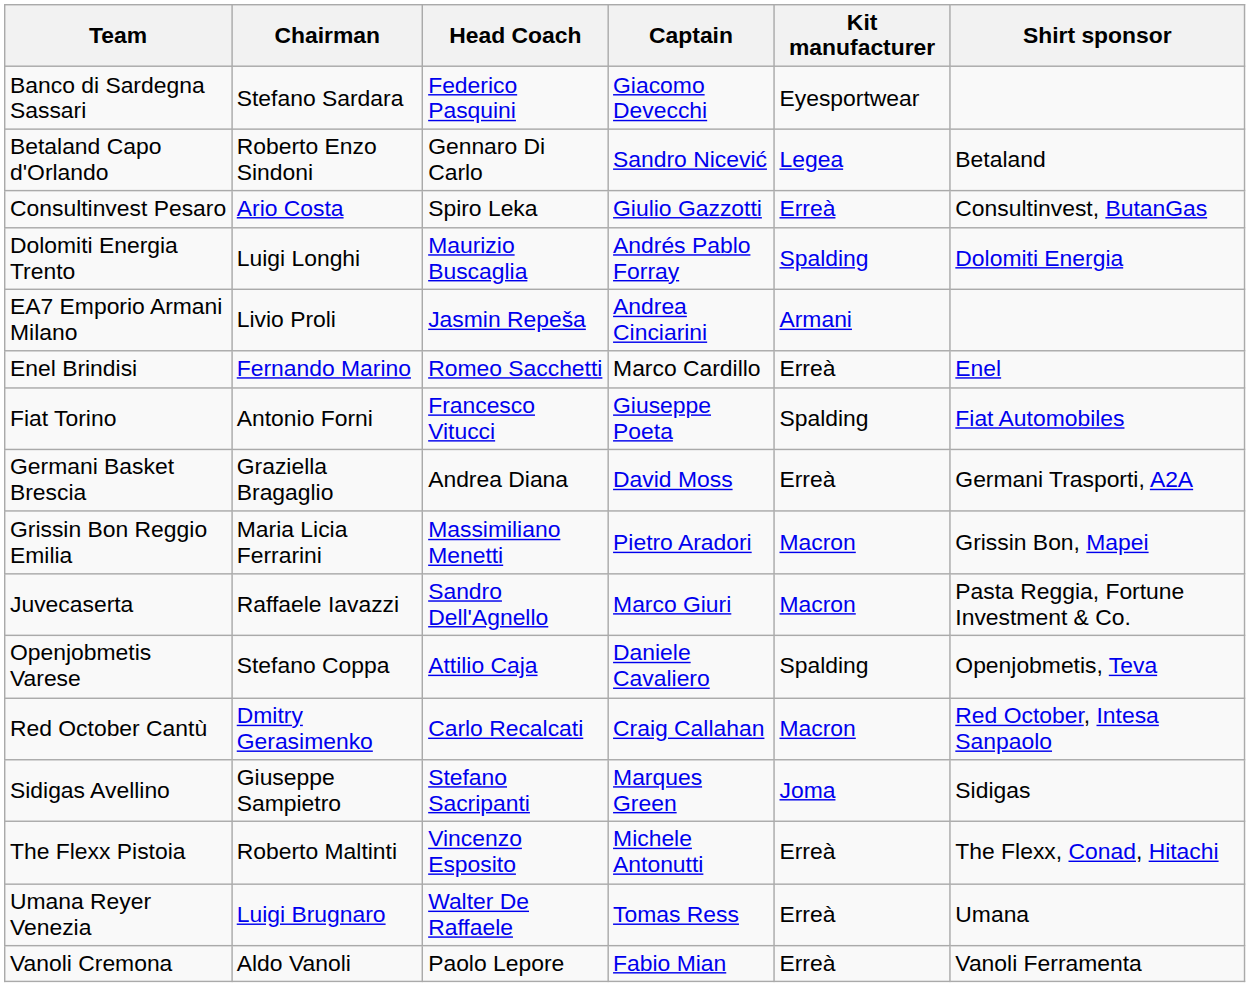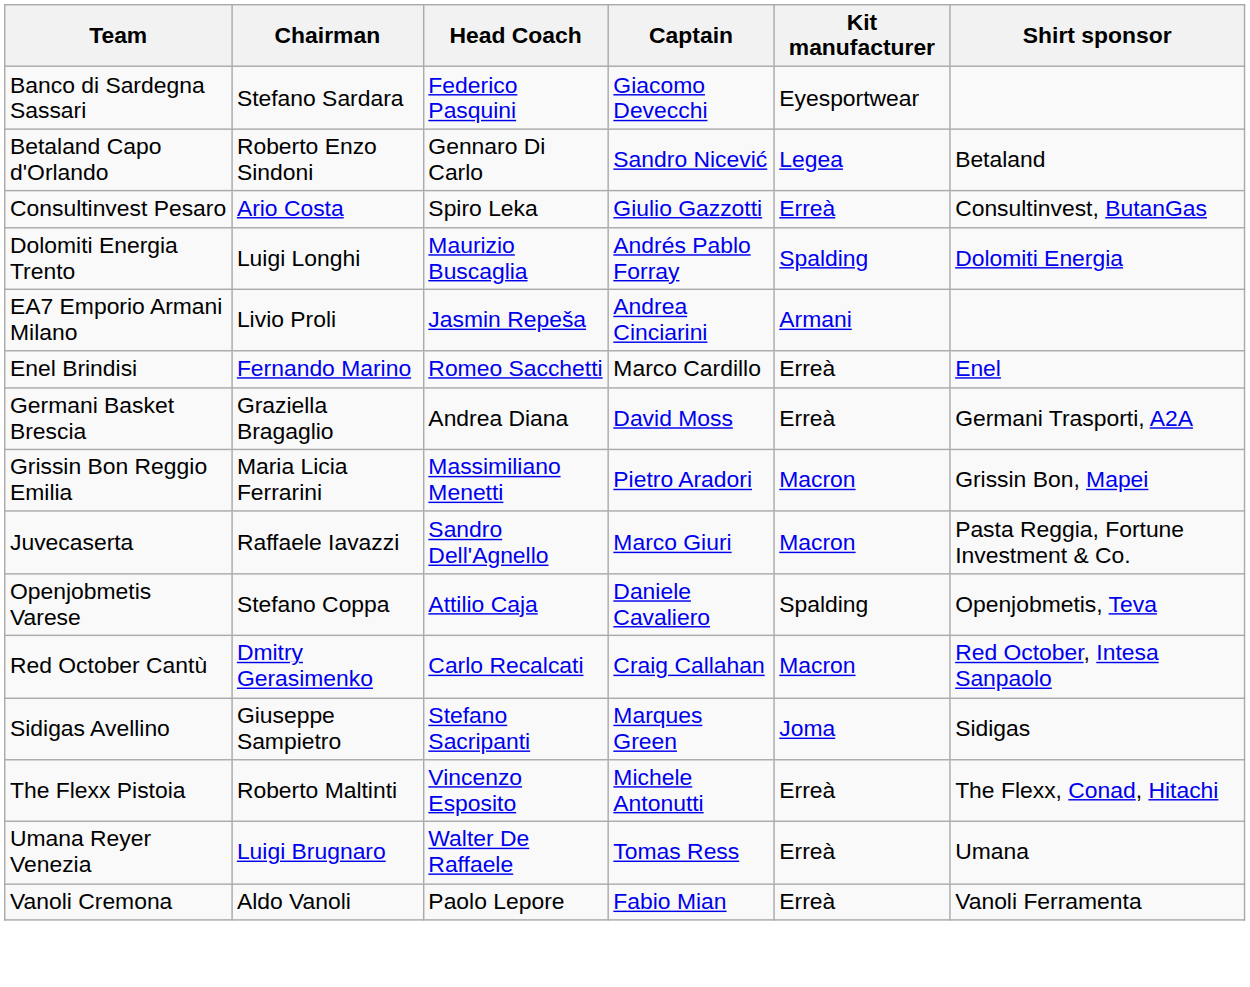- row: (63, 418)
